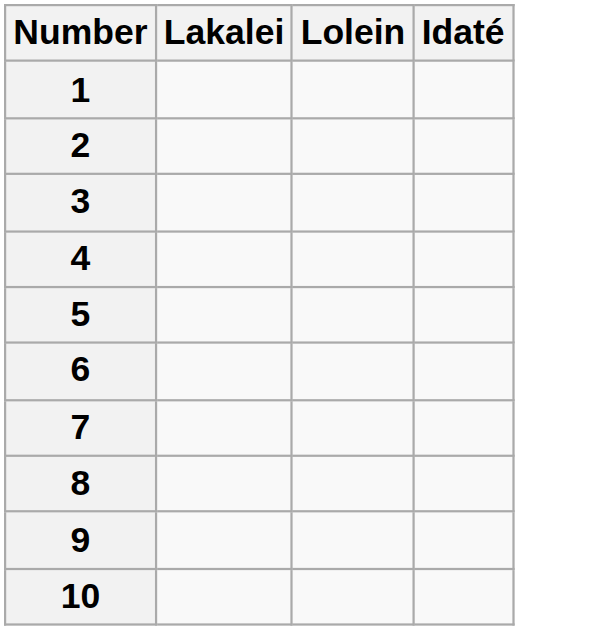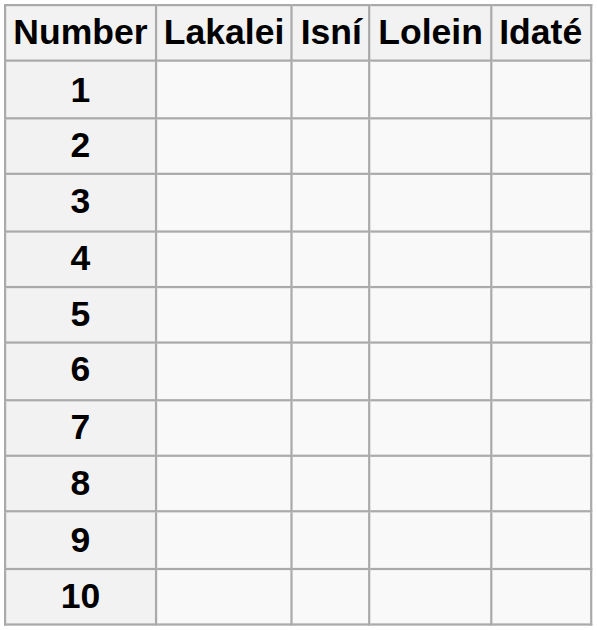+ column: (331, 32)
